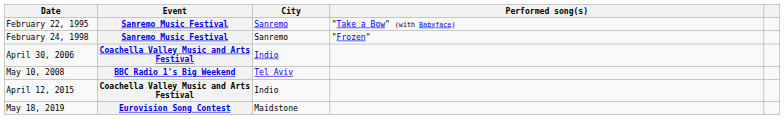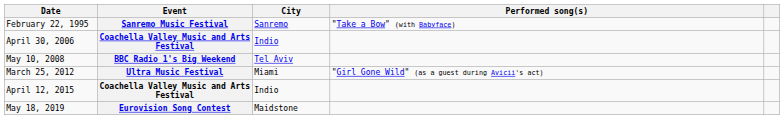- row: (47, 37)
+ row: (40, 73)
